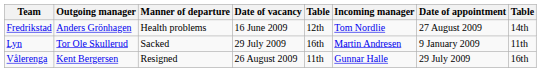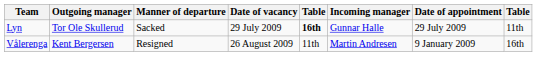- row: (29, 28)
(315, 43) normal -> (311, 28) bold
(368, 43) Martin Andresen -> (357, 28) Gunnar Halle
(449, 43) 9 January 2009 -> (440, 28) 29 July 2009
(361, 59) Gunnar Halle -> (363, 43) Martin Andresen
(445, 59) 29 July 2009 -> (445, 43) 9 January 2009
